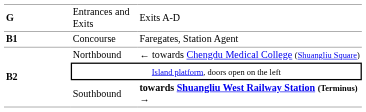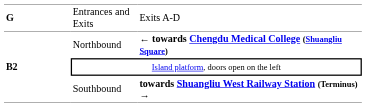- row: (94, 39)
(250, 55) normal -> (241, 45) bold
